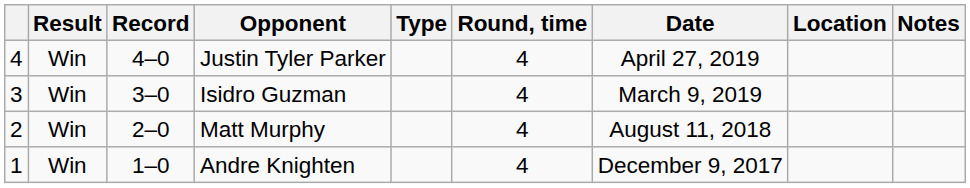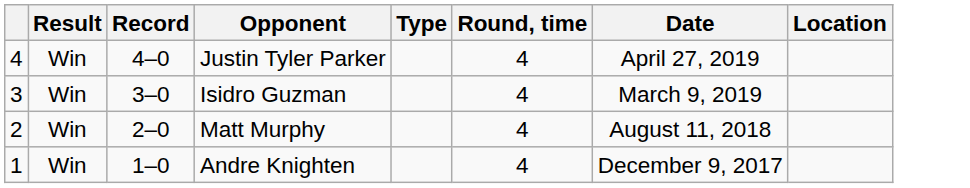- column: (928, 23)
